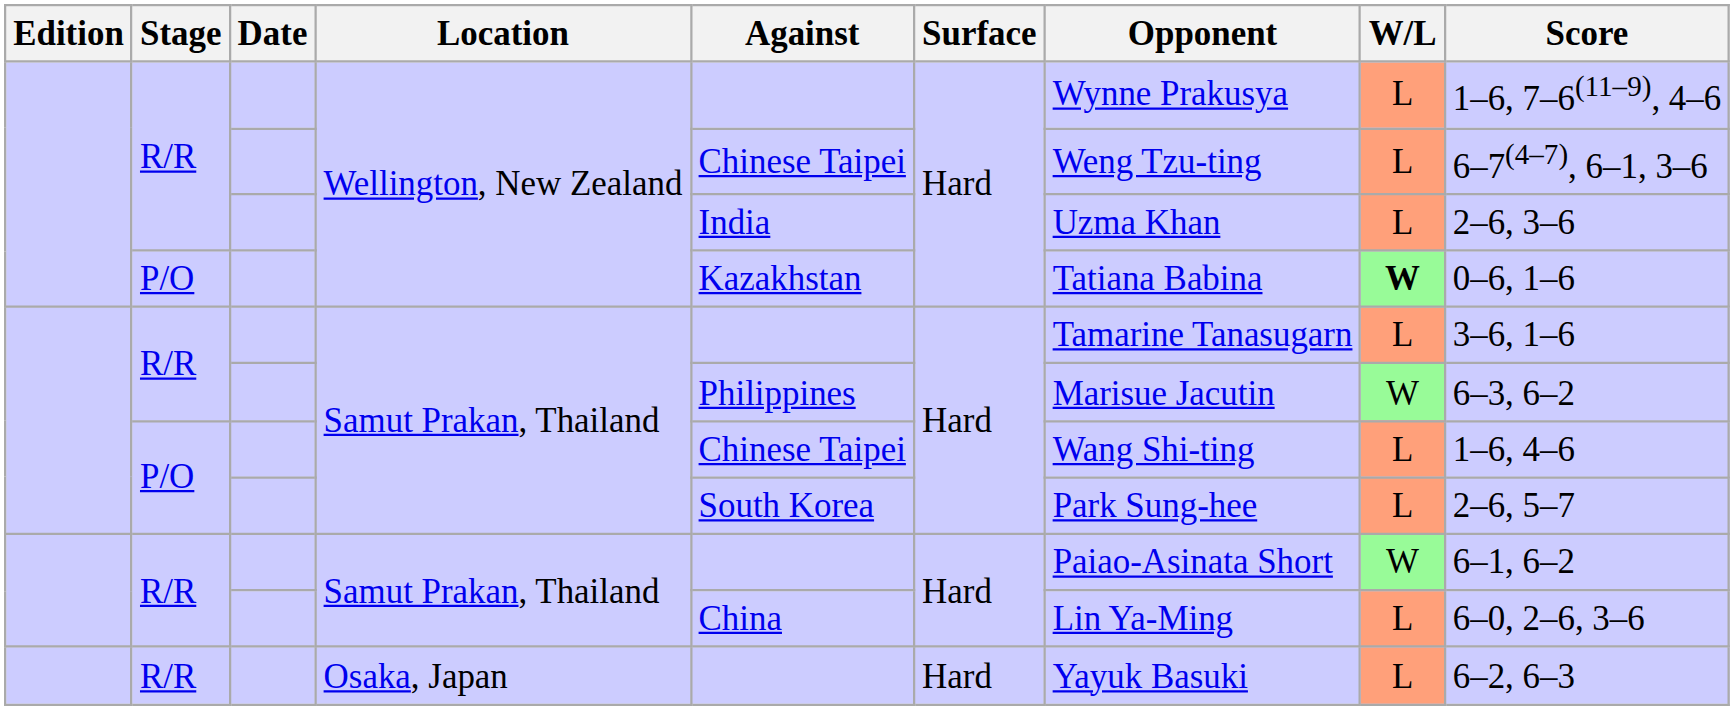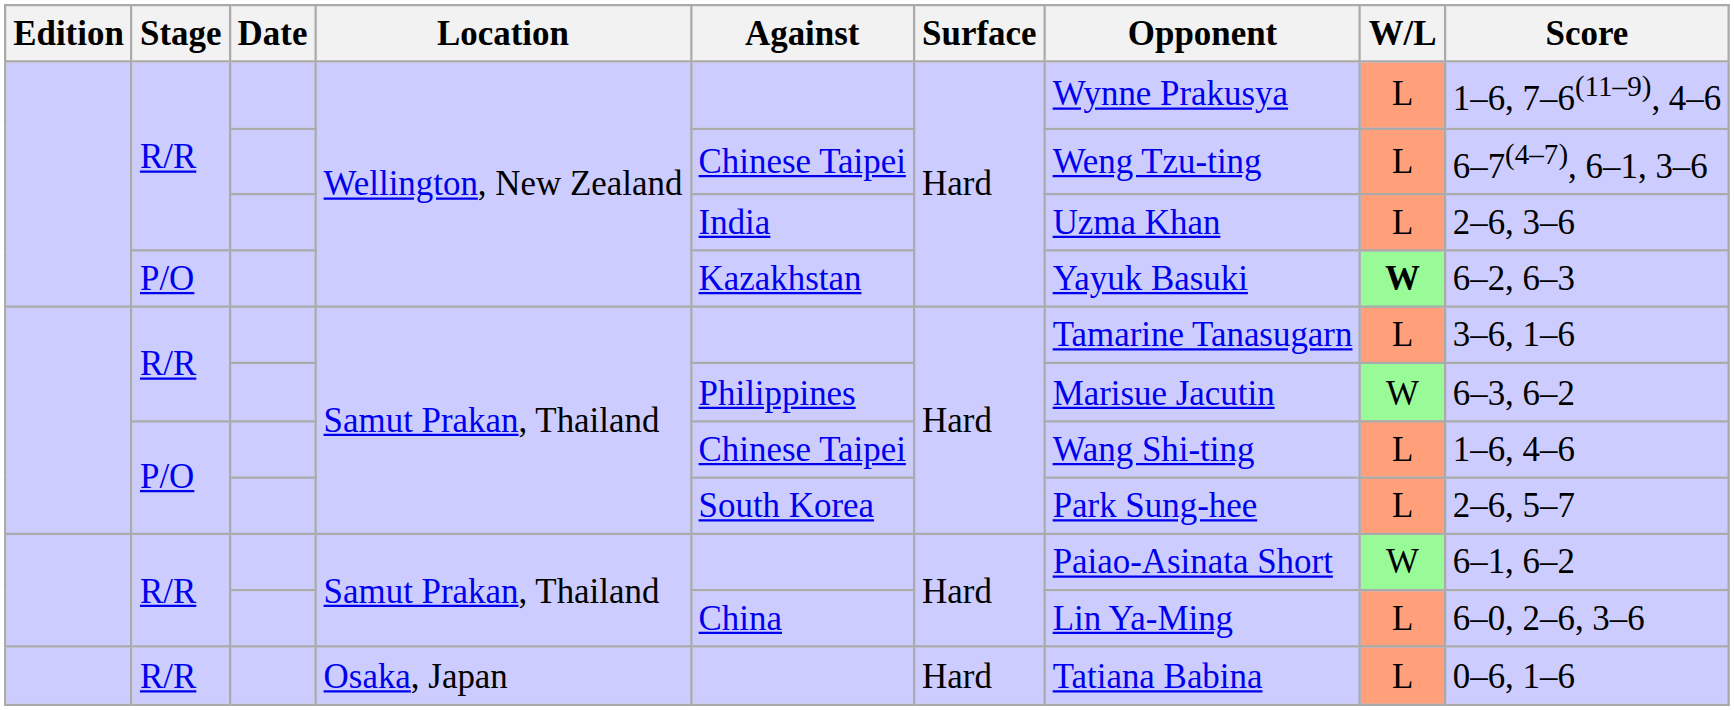(1158, 277) Tatiana Babina -> (1150, 277) Yayuk Basuki
(1514, 277) 0–6, 1–6 -> (1514, 277) 6–2, 6–3
(1150, 674) Yayuk Basuki -> (1158, 674) Tatiana Babina
(1514, 674) 6–2, 6–3 -> (1514, 674) 0–6, 1–6
